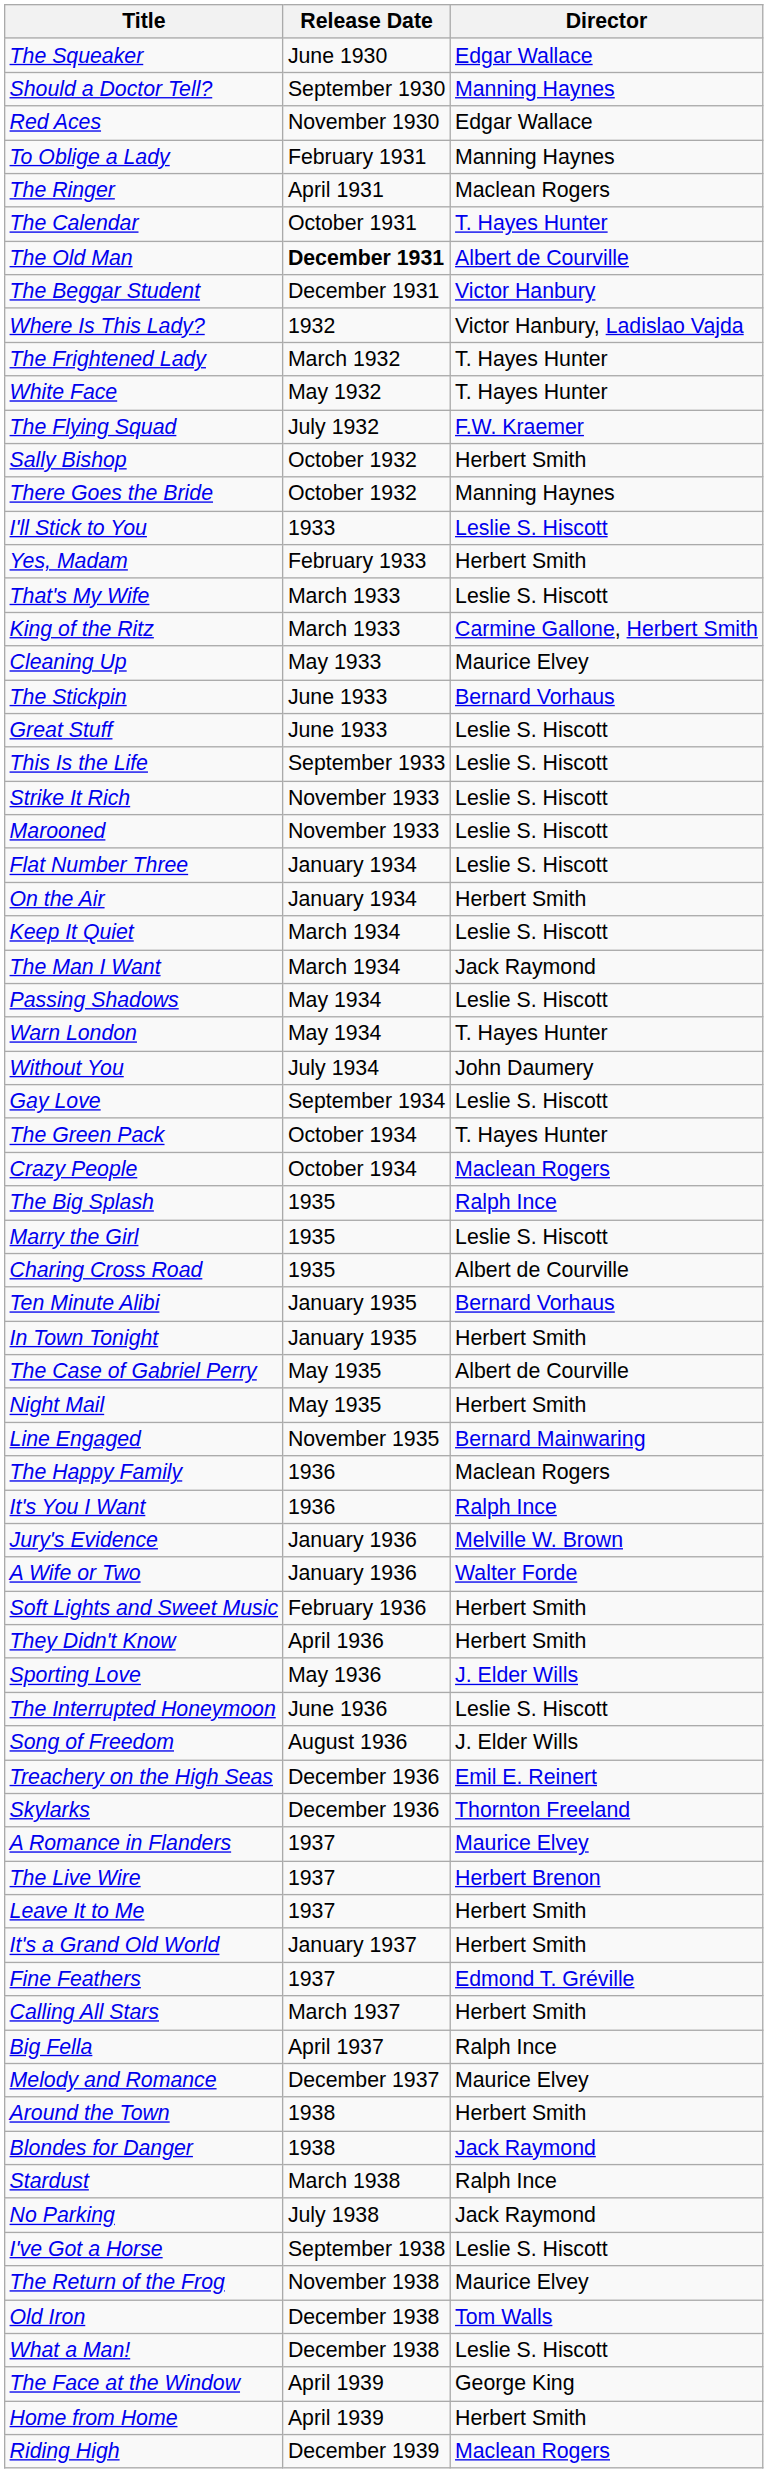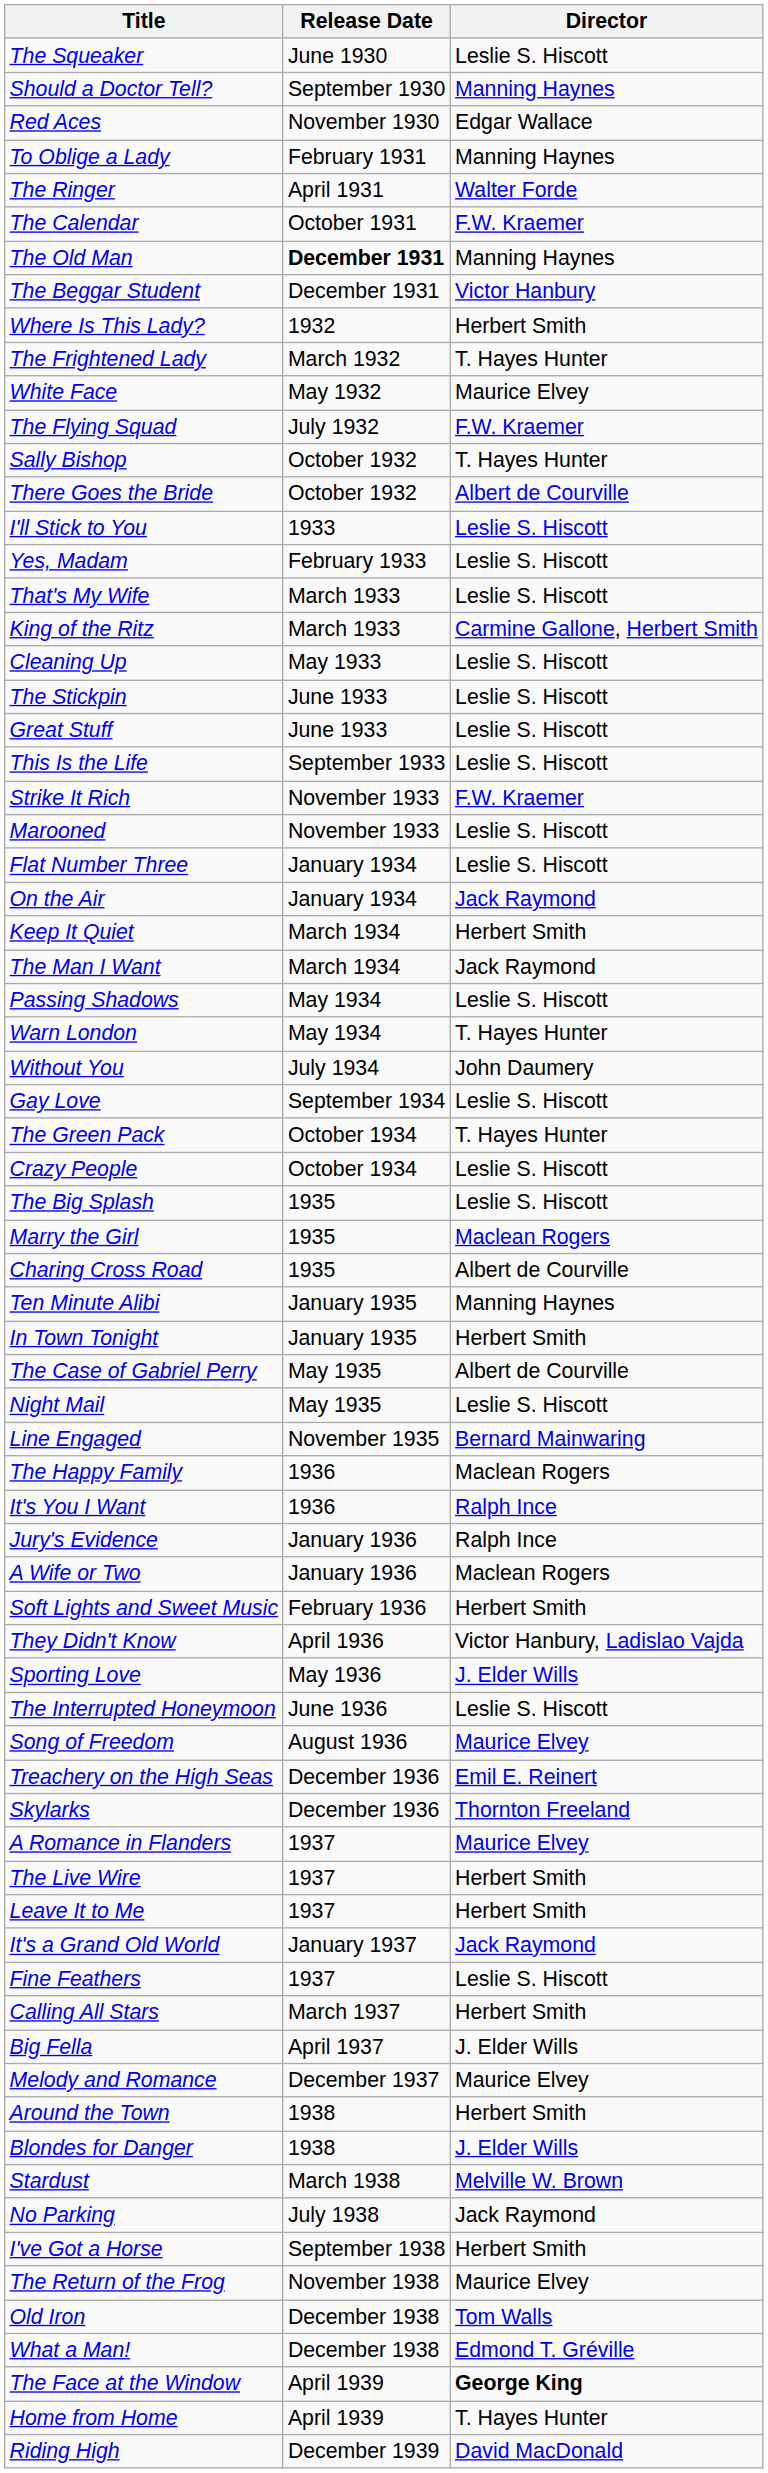(524, 55) Edgar Wallace -> (531, 55) Leslie S. Hiscott
(533, 190) Maclean Rogers -> (516, 190) Walter Forde
(531, 223) T. Hayes Hunter -> (519, 223) F.W. Kraemer
(542, 257) Albert de Courville -> (535, 257) Manning Haynes
(599, 325) Victor Hanbury, Ladislao Vajda -> (521, 325) Herbert Smith
(531, 392) T. Hayes Hunter -> (522, 392) Maurice Elvey
(521, 460) Herbert Smith -> (531, 460) T. Hayes Hunter
(535, 493) Manning Haynes -> (542, 493) Albert de Courville
(521, 561) Herbert Smith -> (531, 561) Leslie S. Hiscott
(522, 662) Maurice Elvey -> (531, 662) Leslie S. Hiscott
(535, 696) Bernard Vorhaus -> (531, 696) Leslie S. Hiscott
(531, 797) Leslie S. Hiscott -> (519, 797) F.W. Kraemer
(521, 898) Herbert Smith -> (525, 898) Jack Raymond
(531, 932) Leslie S. Hiscott -> (521, 932) Herbert Smith
(533, 1168) Maclean Rogers -> (531, 1168) Leslie S. Hiscott
(506, 1202) Ralph Ince -> (531, 1202) Leslie S. Hiscott
(531, 1236) Leslie S. Hiscott -> (533, 1236) Maclean Rogers
(535, 1303) Bernard Vorhaus -> (535, 1303) Manning Haynes
(521, 1405) Herbert Smith -> (531, 1405) Leslie S. Hiscott
(539, 1540) Melville W. Brown -> (506, 1540) Ralph Ince
(516, 1573) Walter Forde -> (533, 1573) Maclean Rogers
(521, 1641) Herbert Smith -> (599, 1641) Victor Hanbury, Ladislao Vajda
(517, 1742) J. Elder Wills -> (522, 1742) Maurice Elvey
(528, 1877) Herbert Brenon -> (521, 1877) Herbert Smith
(521, 1945) Herbert Smith -> (525, 1945) Jack Raymond
(545, 1978) Edmond T. Gréville -> (531, 1978) Leslie S. Hiscott
(506, 2046) Ralph Ince -> (517, 2046) J. Elder Wills
(525, 2147) Jack Raymond -> (517, 2147) J. Elder Wills
(506, 2181) Ralph Ince -> (539, 2181) Melville W. Brown
(531, 2248) Leslie S. Hiscott -> (521, 2248) Herbert Smith
(531, 2350) Leslie S. Hiscott -> (545, 2350) Edmond T. Gréville
(515, 2383) normal -> (519, 2383) bold
(521, 2417) Herbert Smith -> (531, 2417) T. Hayes Hunter
(533, 2451) Maclean Rogers -> (539, 2451) David MacDonald
